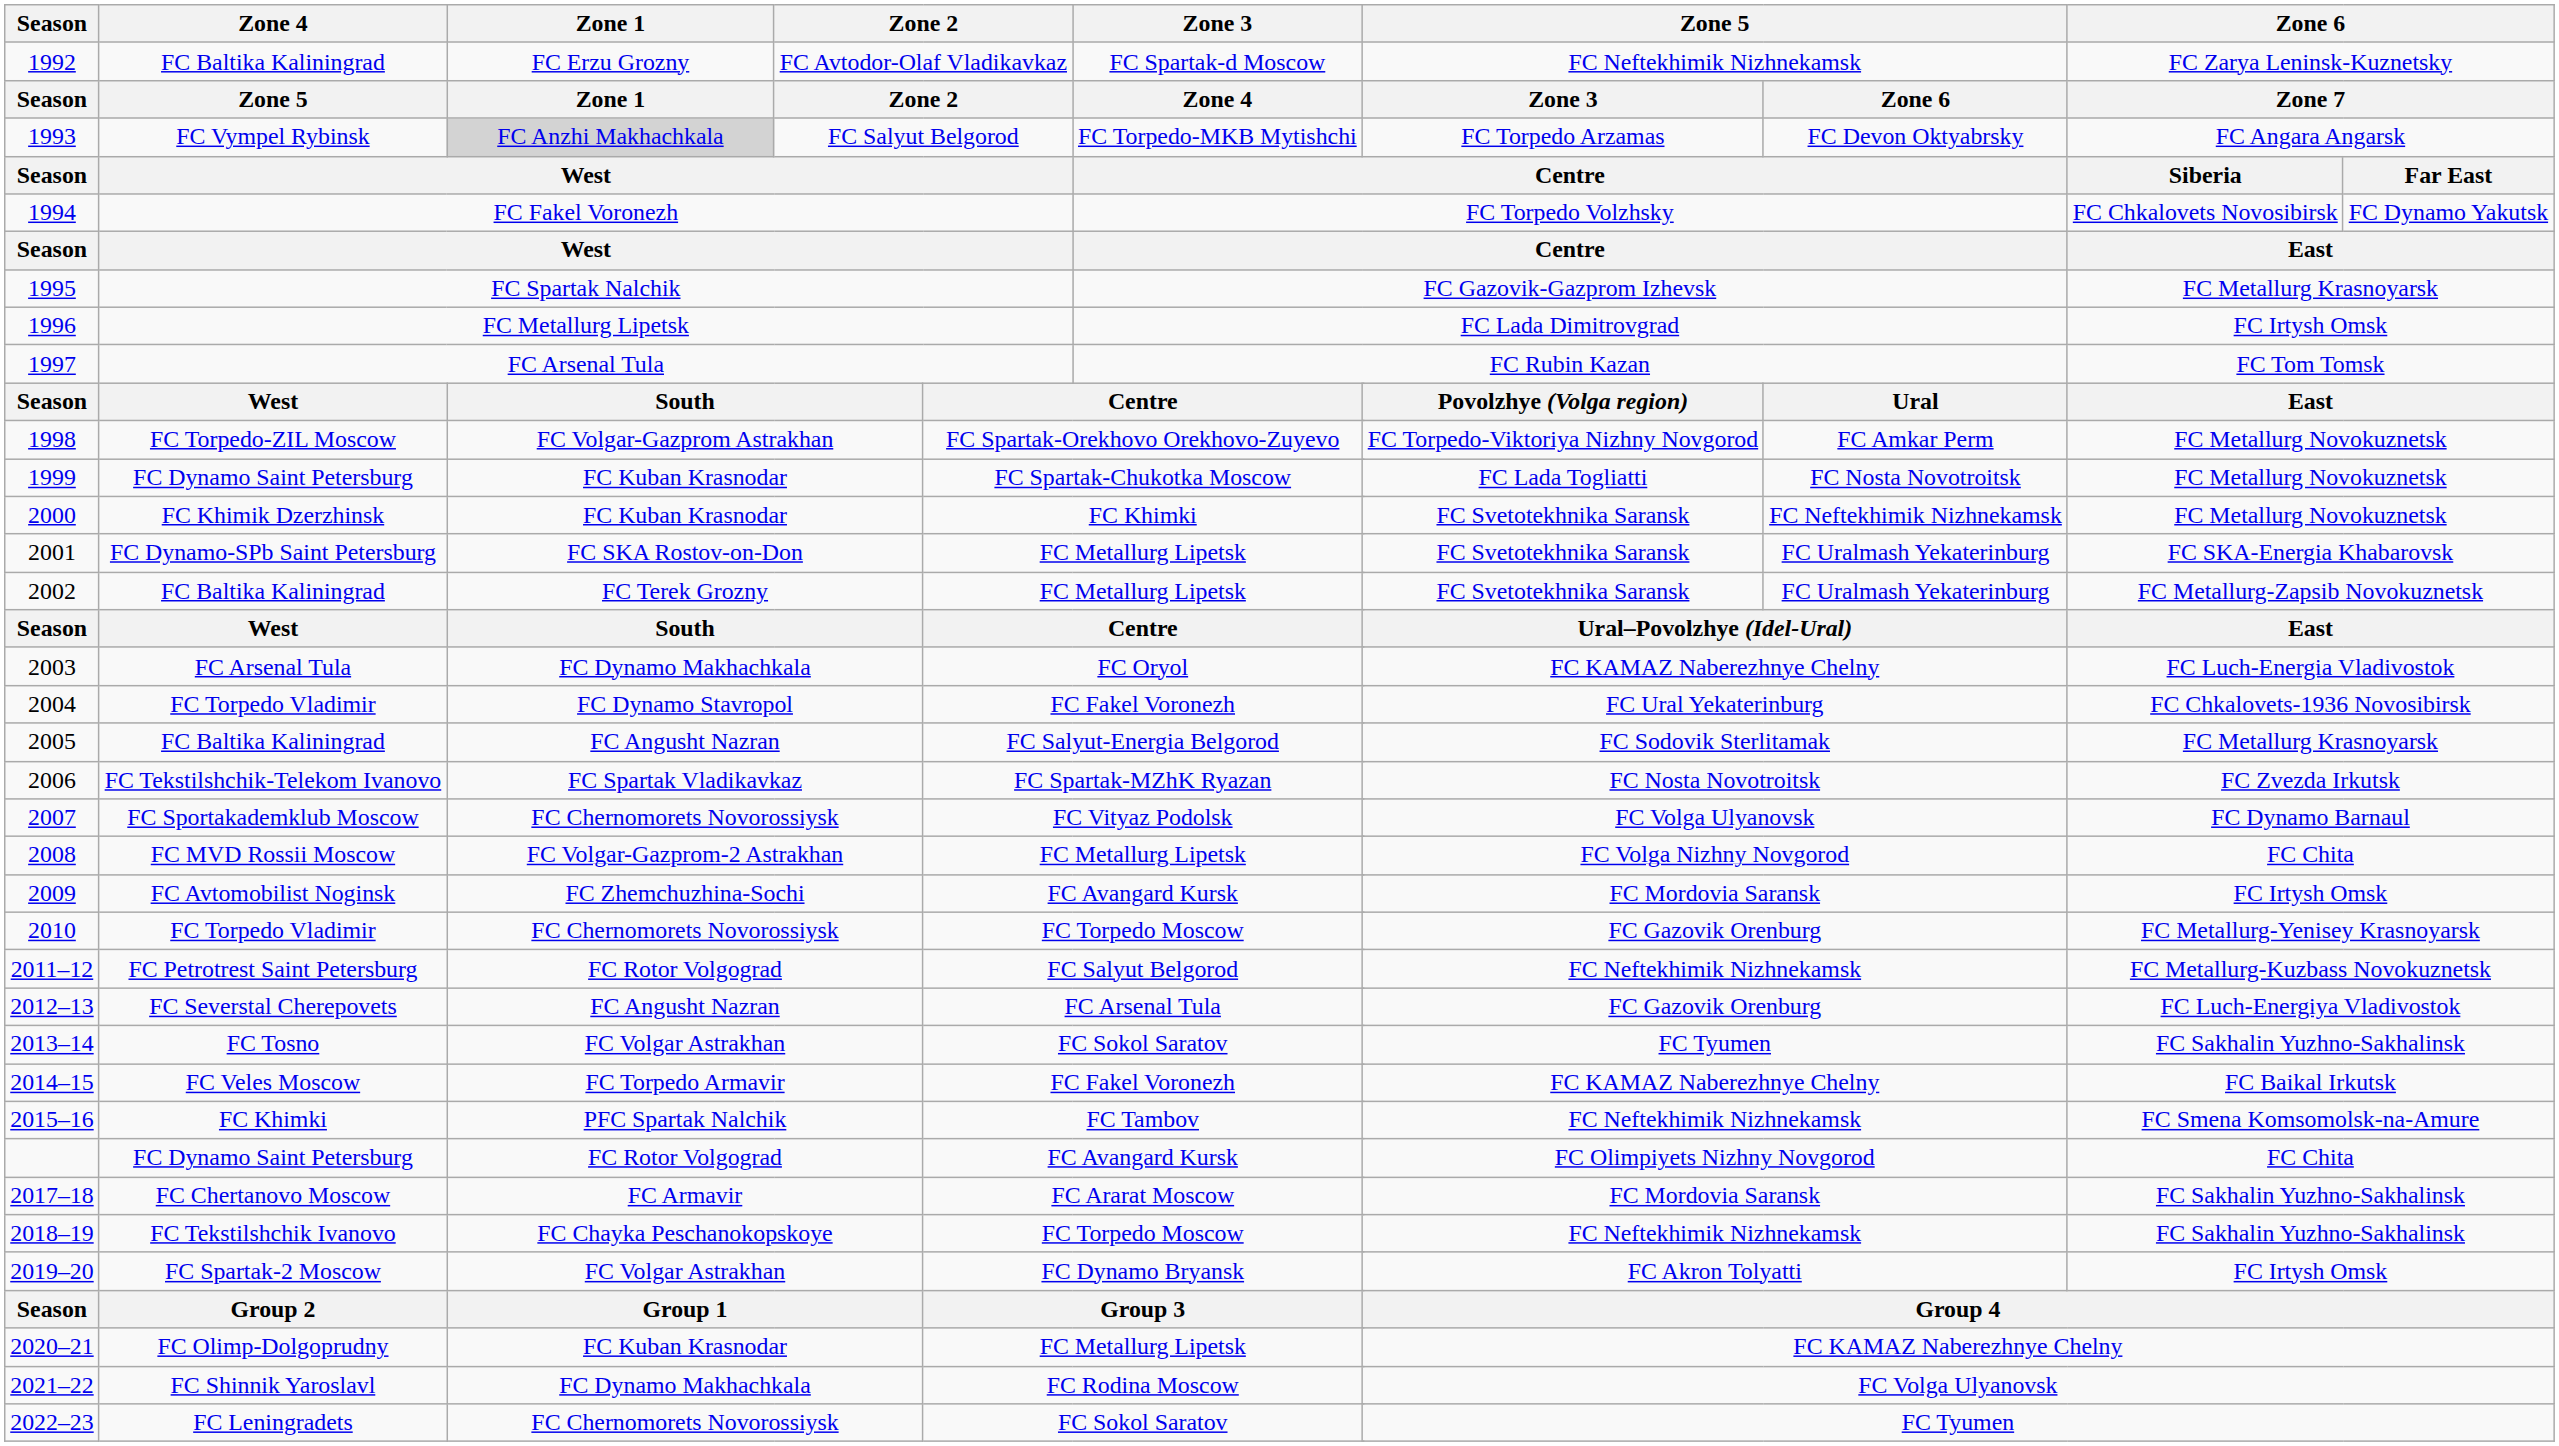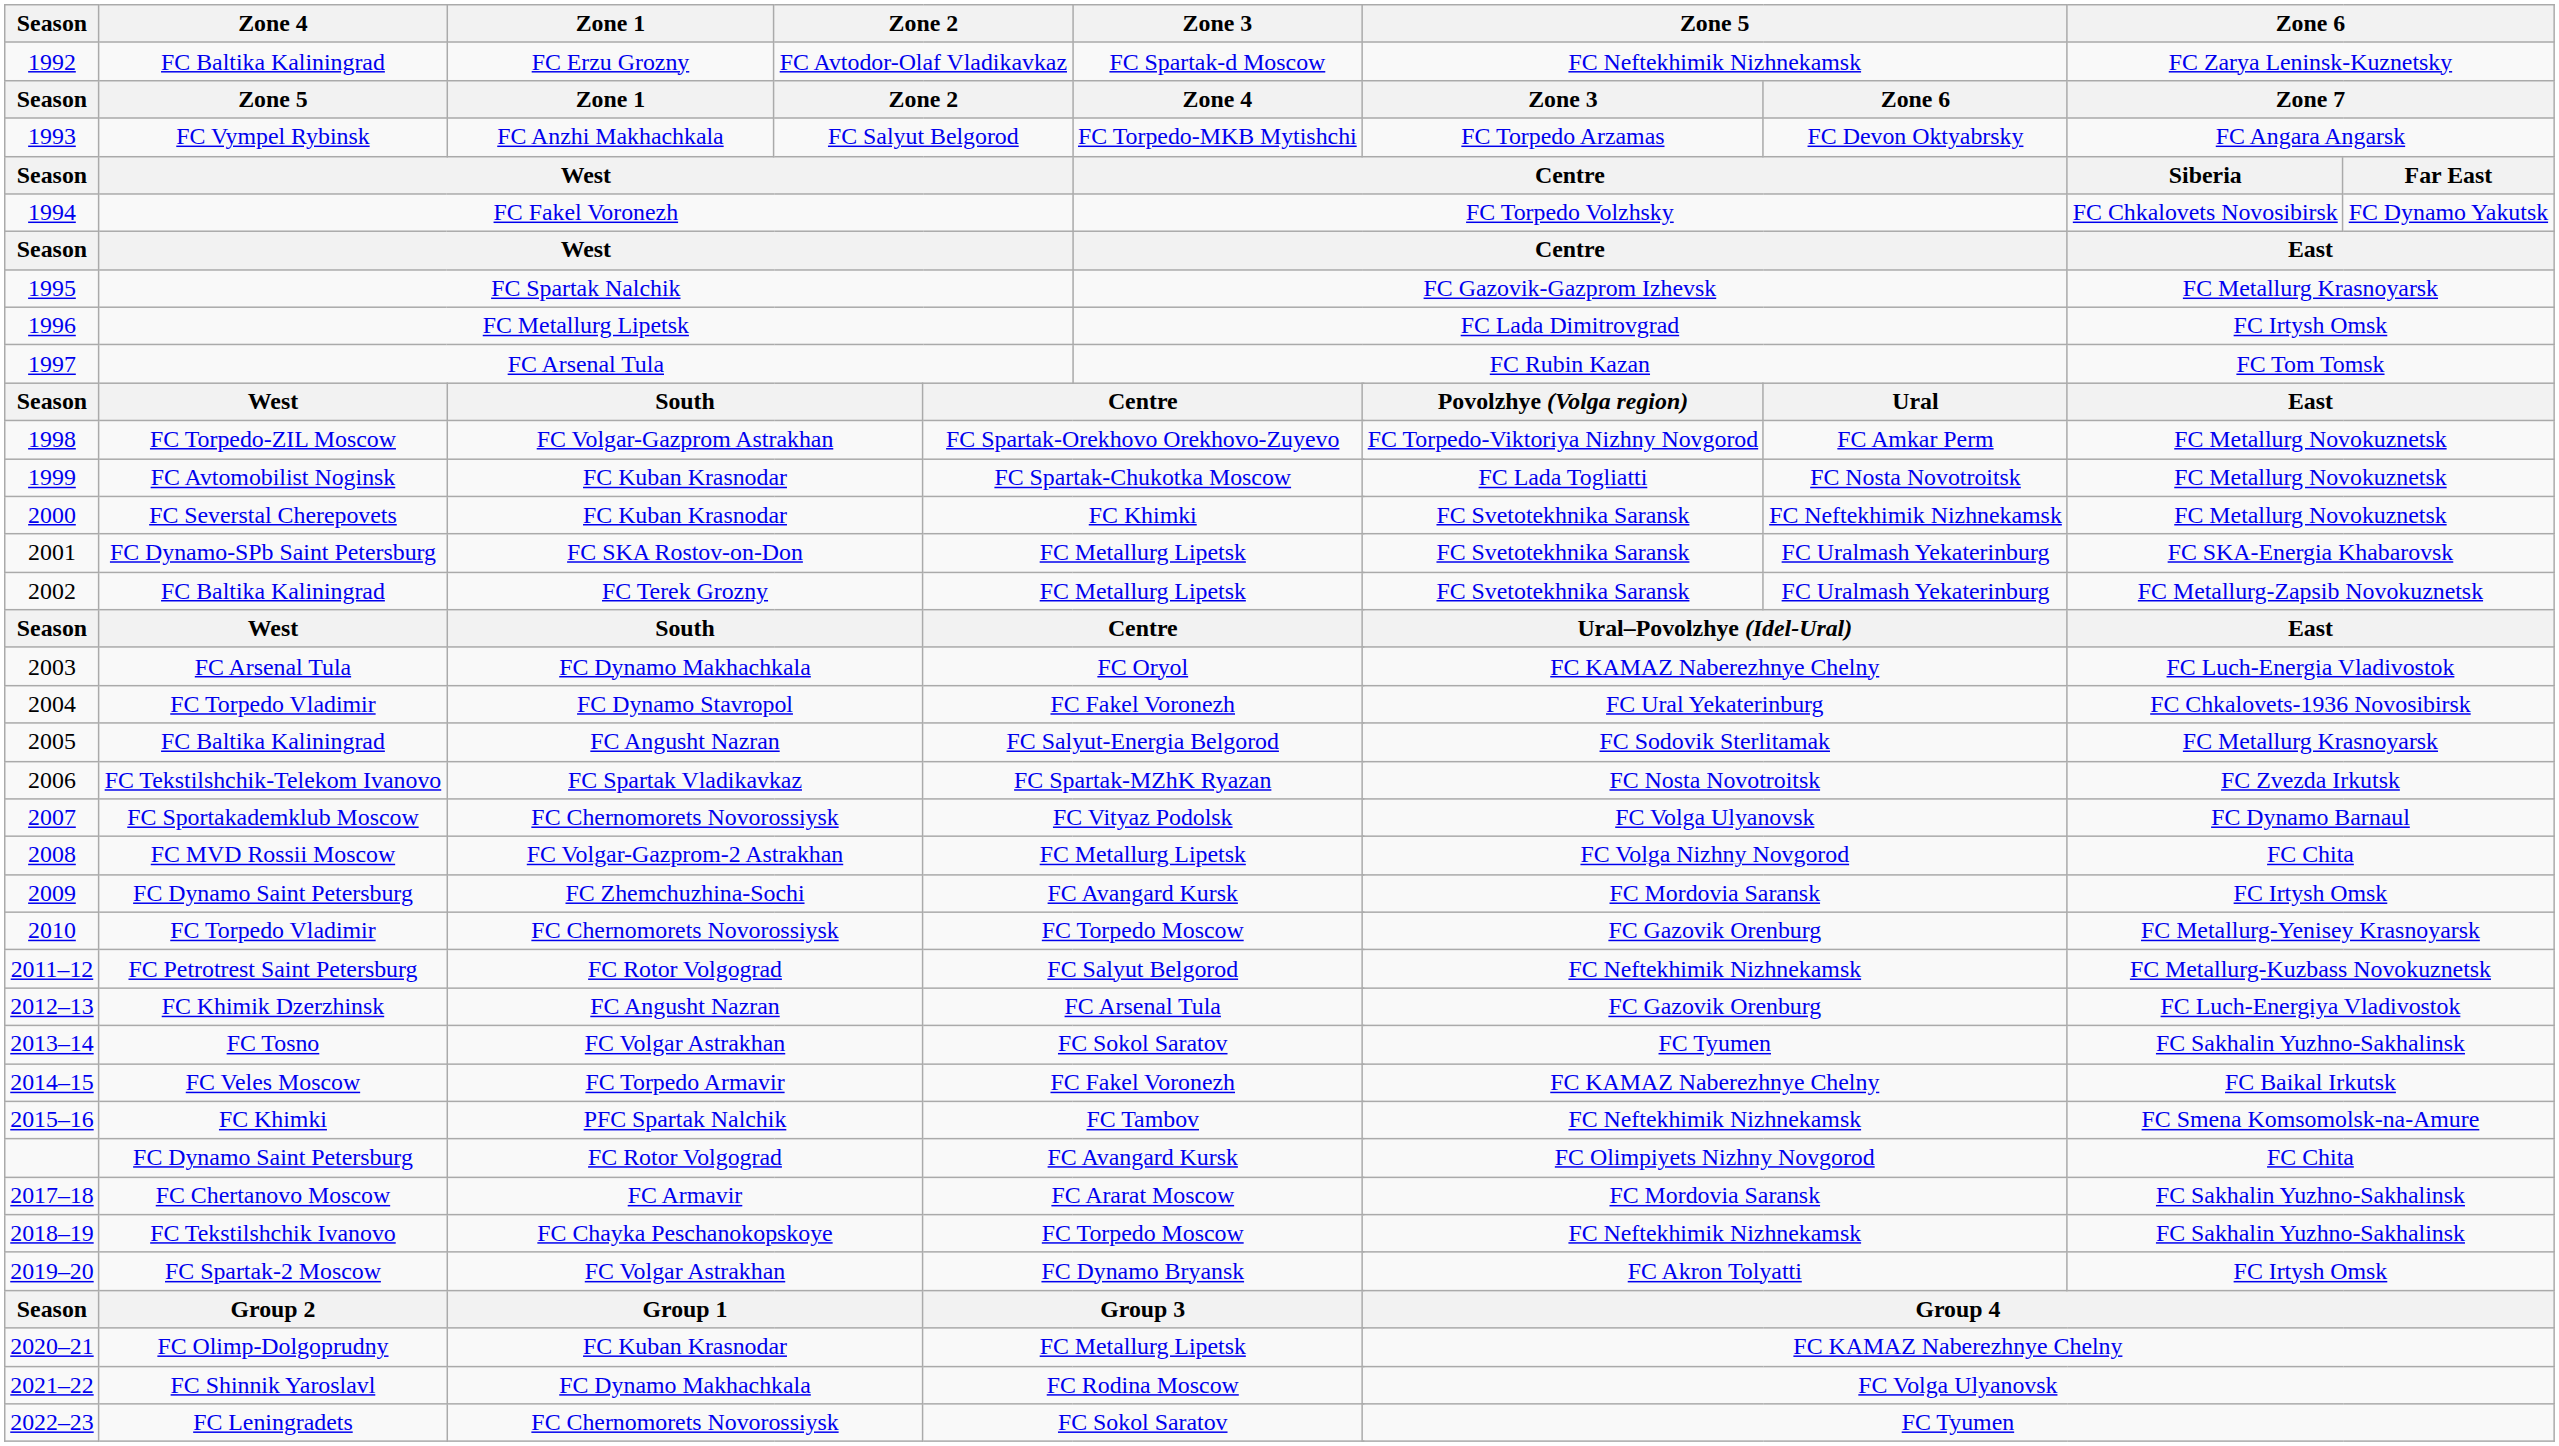(610, 136) lightgrey background -> (610, 136) no background
(273, 477) FC Dynamo Saint Petersburg -> (273, 477) FC Avtomobilist Noginsk
(273, 514) FC Khimik Dzerzhinsk -> (273, 514) FC Severstal Cherepovets
(273, 893) FC Avtomobilist Noginsk -> (273, 893) FC Dynamo Saint Petersburg
(273, 1006) FC Severstal Cherepovets -> (273, 1006) FC Khimik Dzerzhinsk
